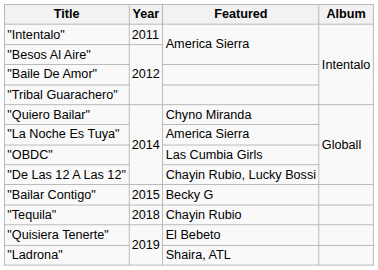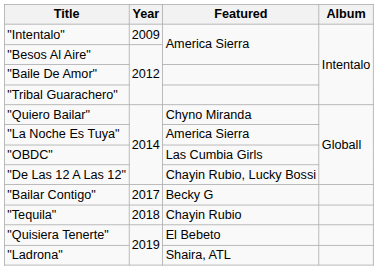(145, 34) 2011 -> (146, 34) 2009
(146, 194) 2015 -> (146, 194) 2017
